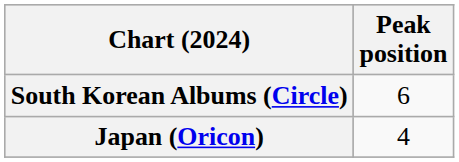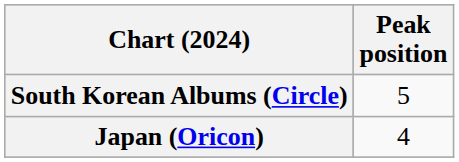(403, 95) 6 -> (403, 95) 5
